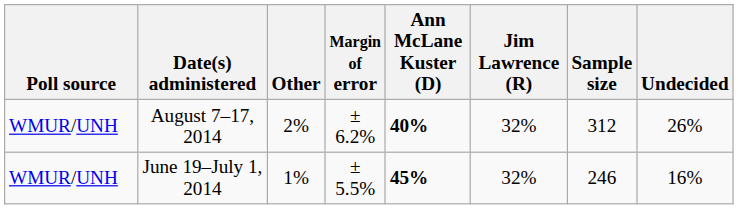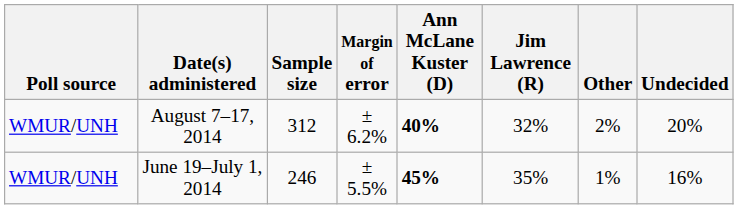columns swapped: (602, 73) <-> (296, 84)
(685, 125) 26% -> (685, 125) 20%
(519, 177) 32% -> (531, 177) 35%
